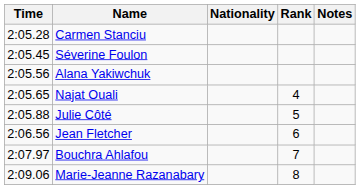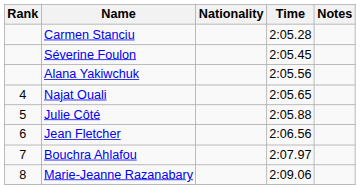columns swapped: (296, 14) <-> (28, 14)
